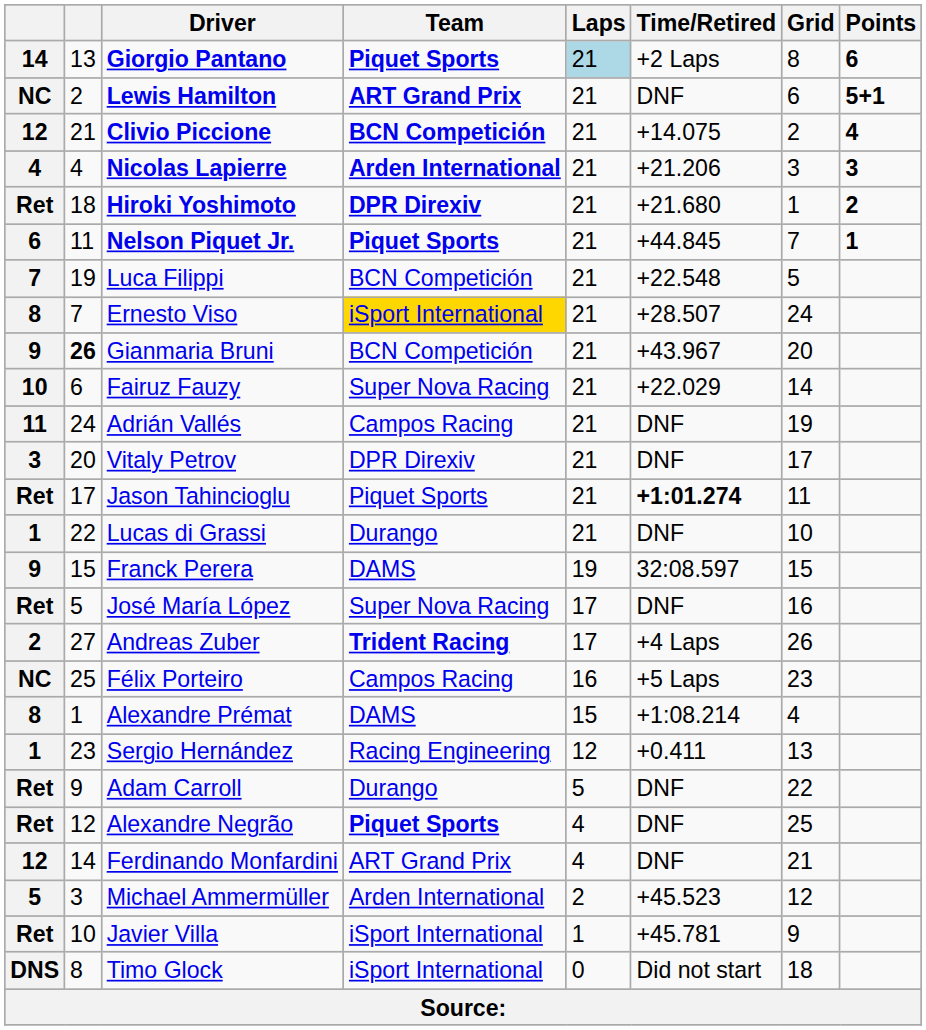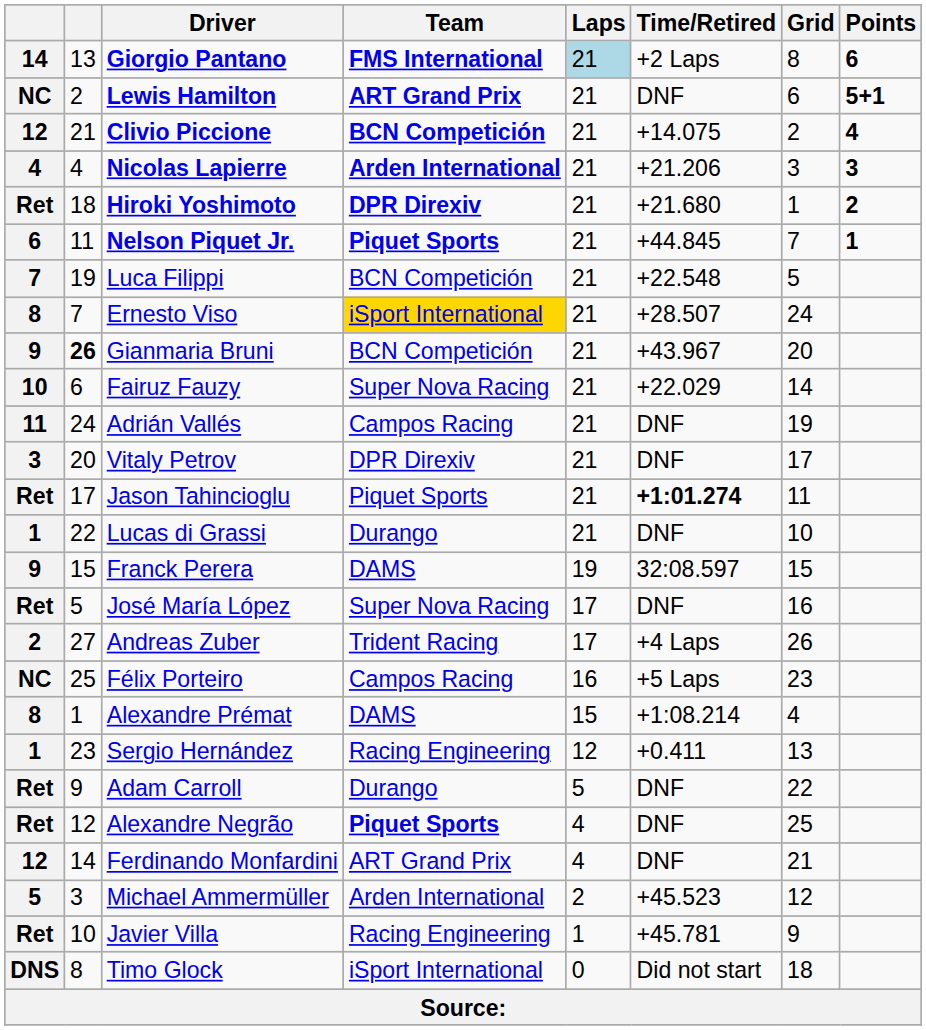(424, 59) Piquet Sports -> (446, 59) FMS International
(429, 642) bold -> (424, 642) normal
(446, 934) iSport International -> (450, 934) Racing Engineering
